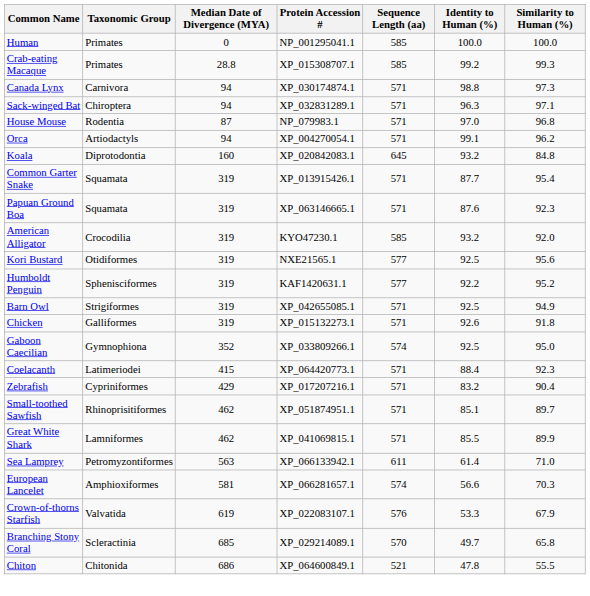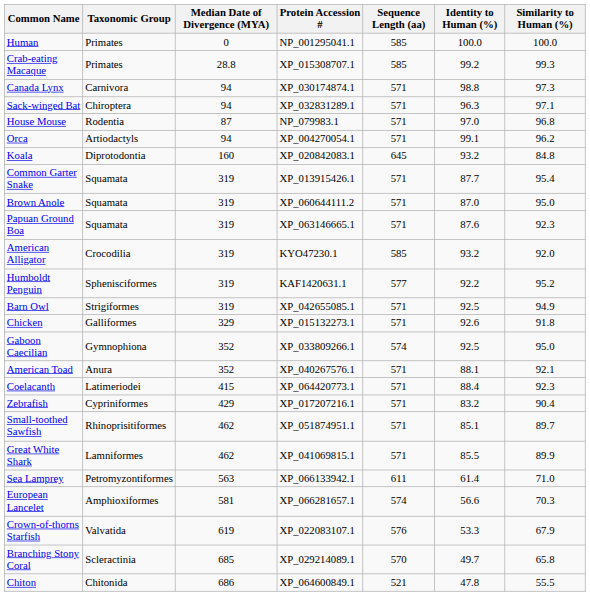+ row: (36, 202)
- row: (35, 260)
(226, 323) 319 -> (226, 323) 329
+ row: (40, 369)
